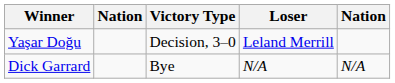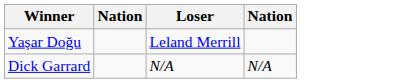- column: (193, 16)
